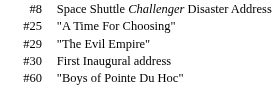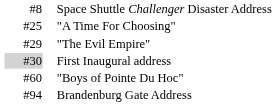(33, 60) no background -> (33, 60) lightgrey background
+ row: (124, 95)
